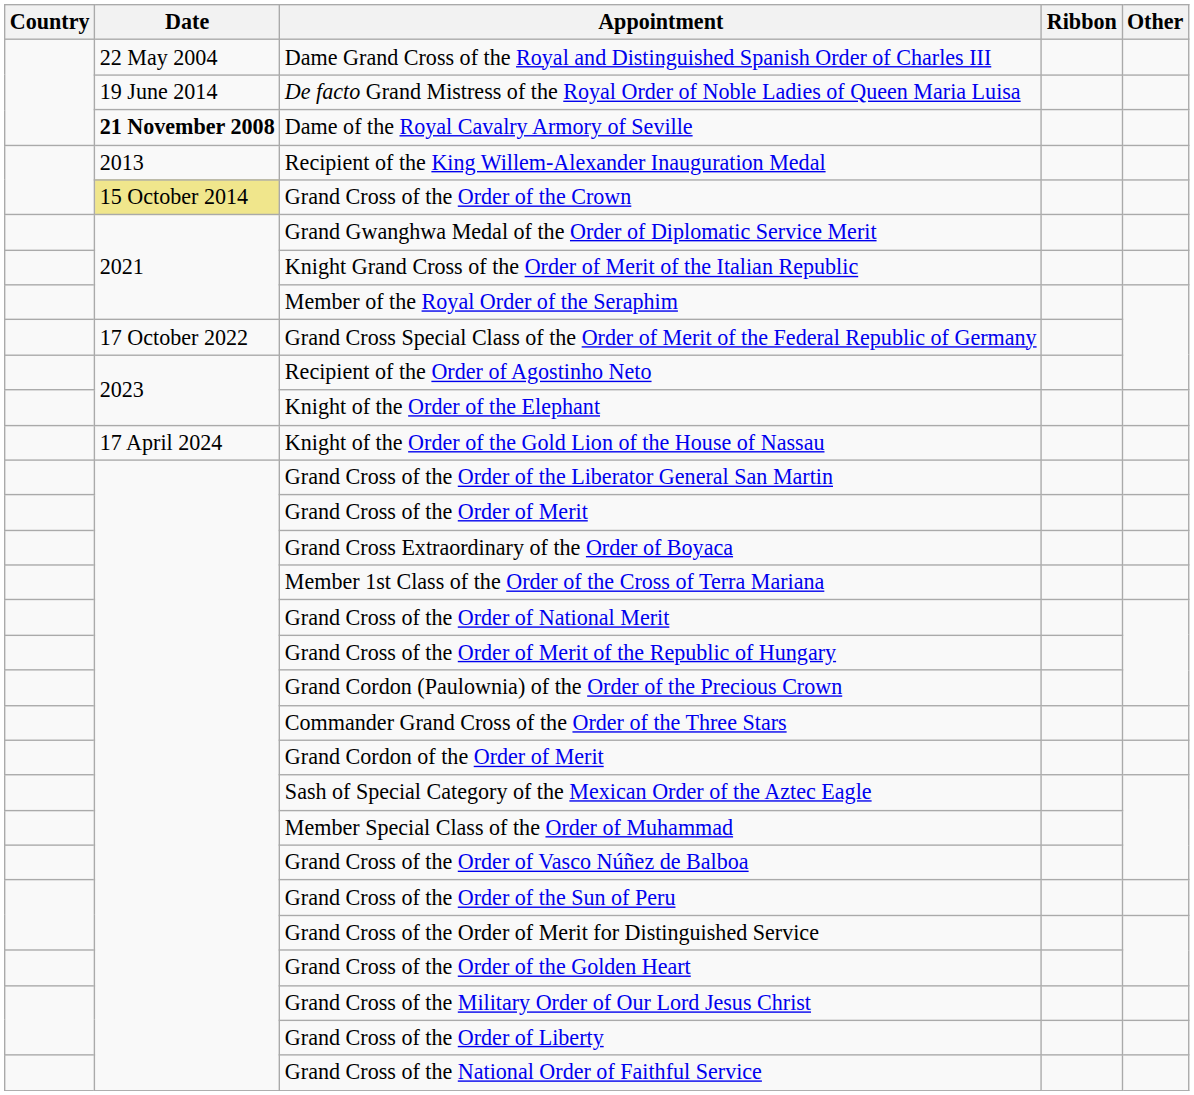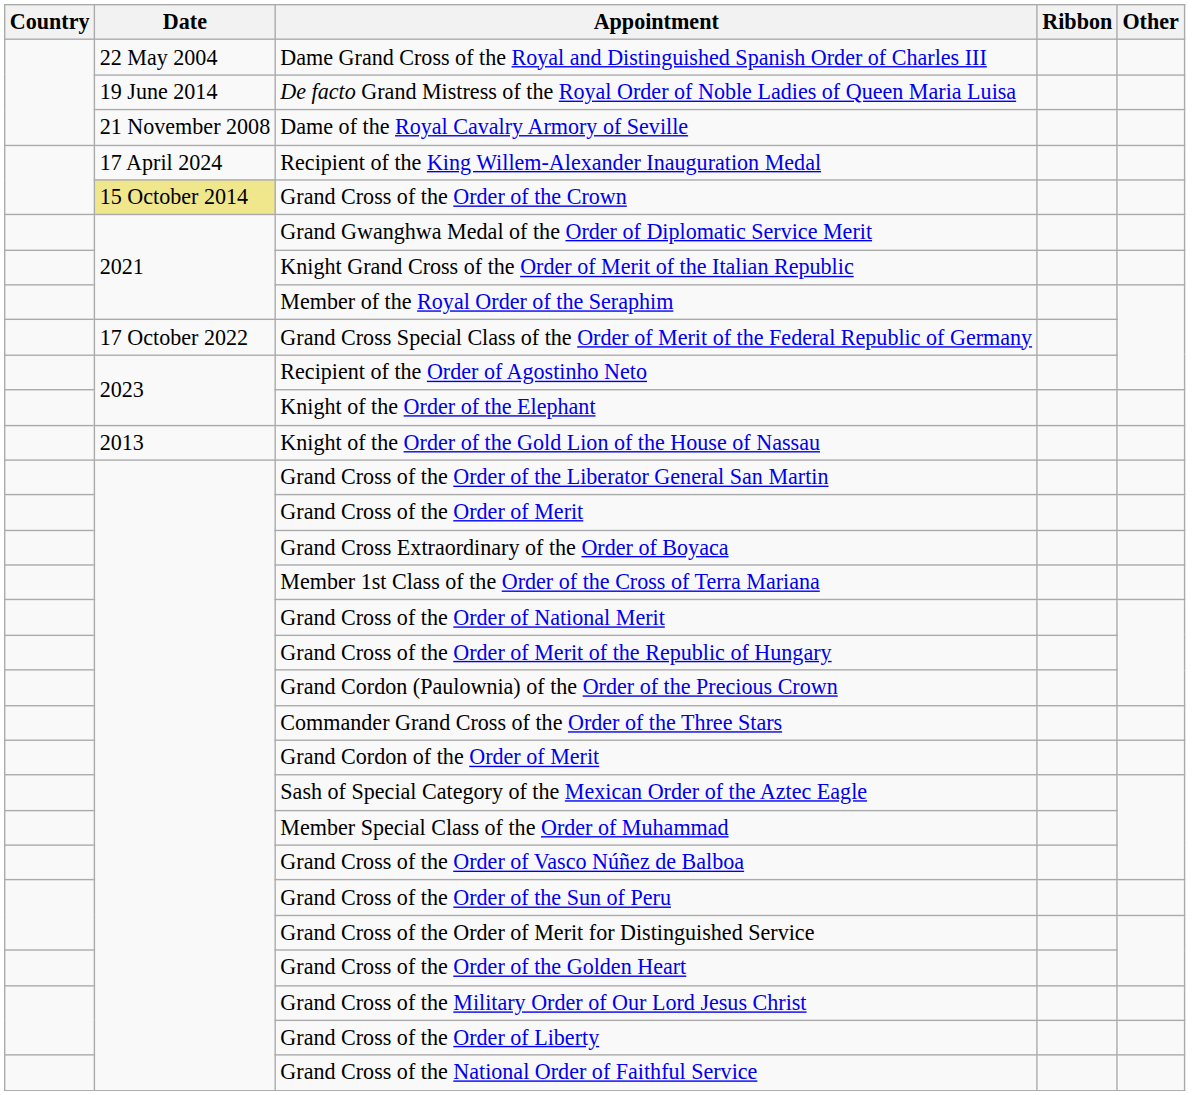(187, 127) bold -> (185, 127) normal
(122, 162) 2013 -> (161, 162) 17 April 2024
(161, 442) 17 April 2024 -> (122, 442) 2013
